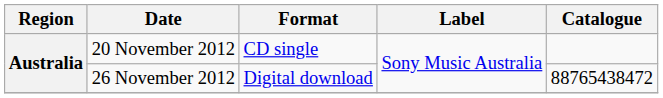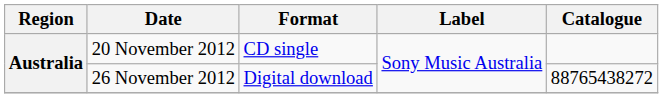(602, 78) 88765438472 -> (602, 78) 88765438272
